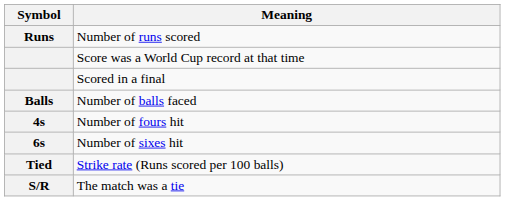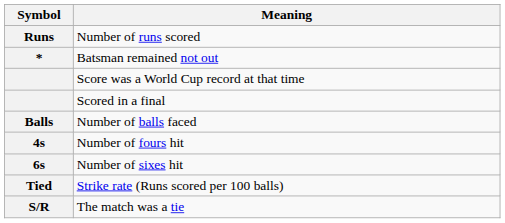+ row: (147, 57)
